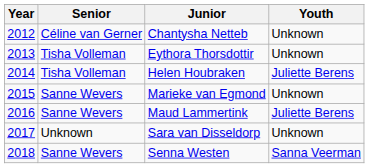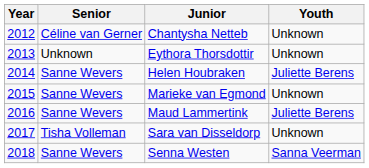(83, 53) Tisha Volleman -> (67, 53) Unknown
(83, 73) Tisha Volleman -> (82, 73) Sanne Wevers
(67, 133) Unknown -> (83, 133) Tisha Volleman
